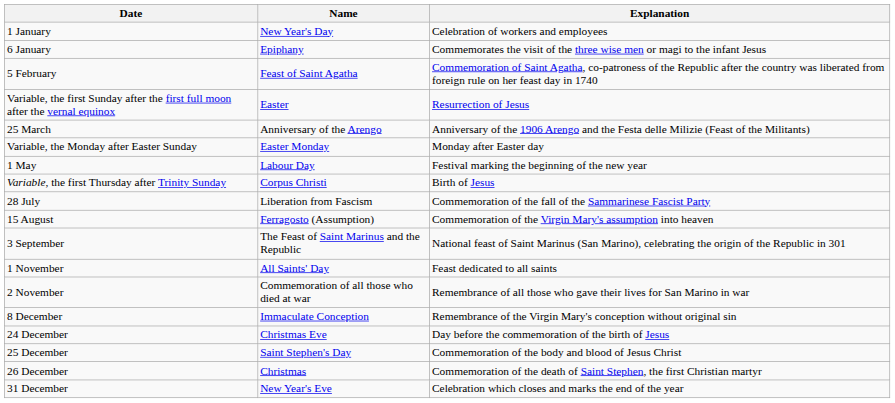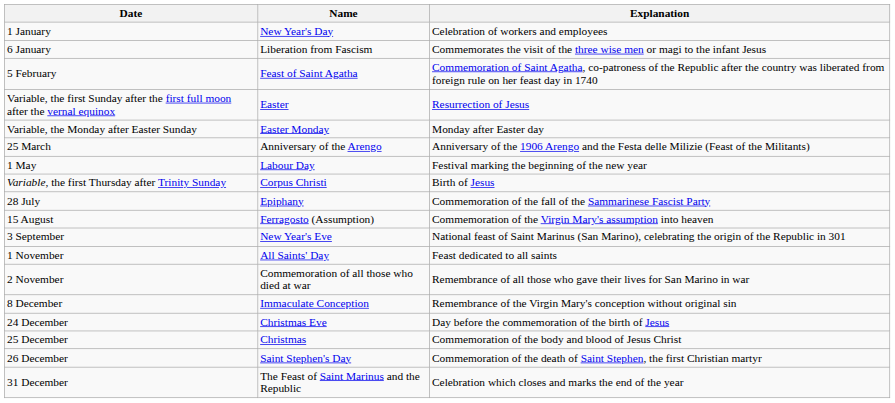(282, 49) Epiphany -> (316, 49) Liberation from Fascism
rows swapped: (102, 147) <-> (29, 129)
(316, 201) Liberation from Fascism -> (282, 201) Epiphany
(340, 243) The Feast of Saint Marinus and the Republic -> (296, 237) New Year's Eve
(306, 352) Saint Stephen's Day -> (283, 340) Christmas
(283, 370) Christmas -> (306, 358) Saint Stephen's Day
(296, 388) New Year's Eve -> (340, 382) The Feast of Saint Marinus and the Republic
